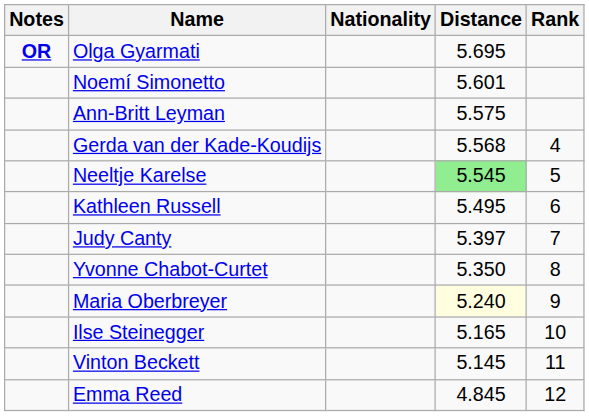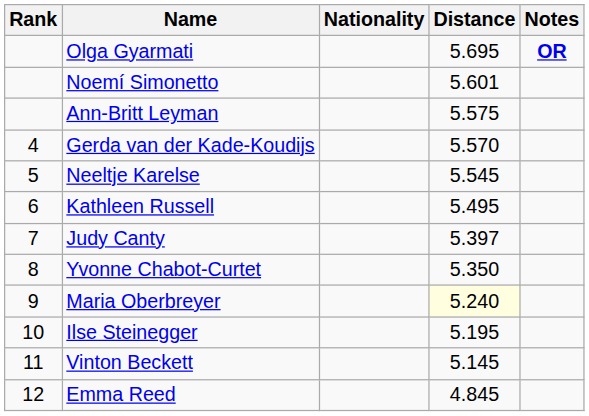columns swapped: (555, 20) <-> (36, 20)
(481, 144) 5.568 -> (474, 144) 5.570
(481, 176) lightgreen background -> (474, 176) no background
(481, 332) 5.165 -> (474, 332) 5.195
